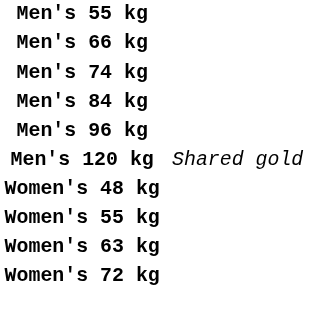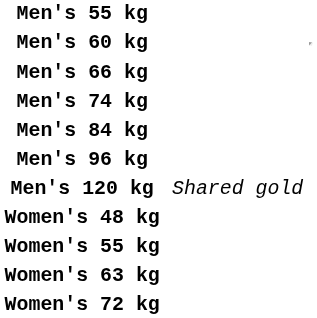+ row: (82, 43)
